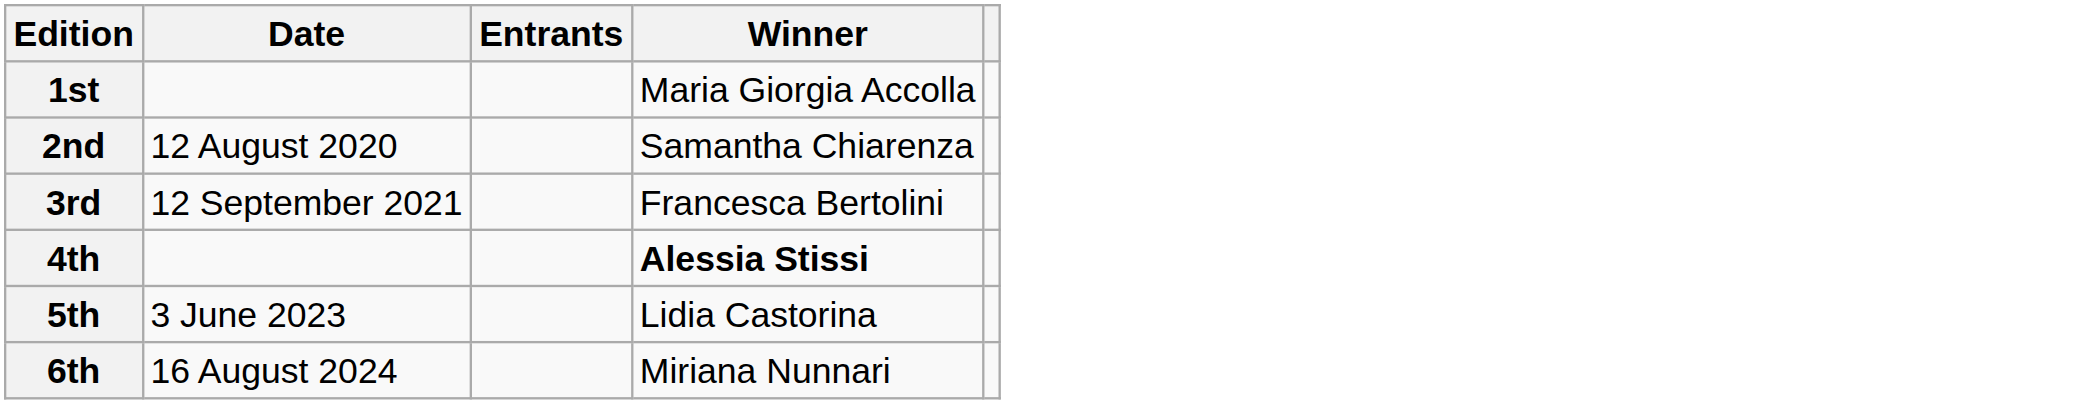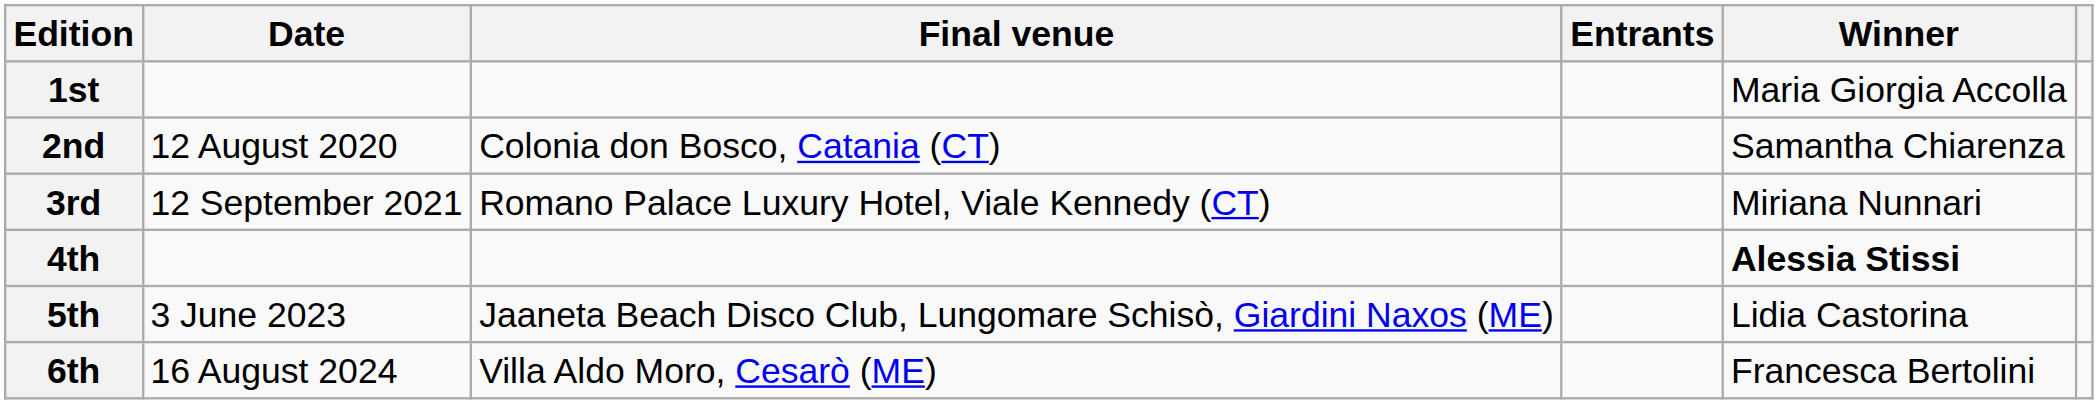+ column: (1016, 34)
(792, 202) Francesca Bertolini -> (1856, 202) Miriana Nunnari
(765, 371) Miriana Nunnari -> (1883, 371) Francesca Bertolini
